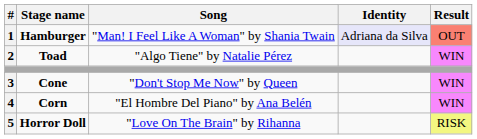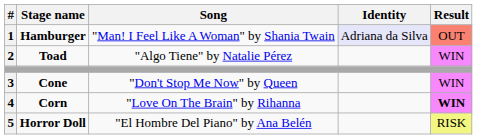(213, 102) "El Hombre Del Piano" by Ana Belén -> (213, 102) "Love On The Brain" by Rihanna
(451, 102) normal -> (451, 102) bold
(213, 123) "Love On The Brain" by Rihanna -> (213, 123) "El Hombre Del Piano" by Ana Belén
